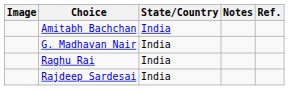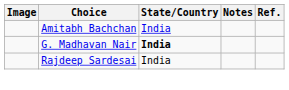(156, 45) normal -> (156, 45) bold
- row: (68, 61)
